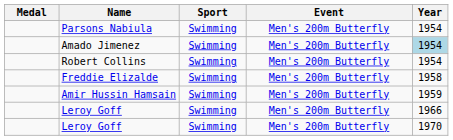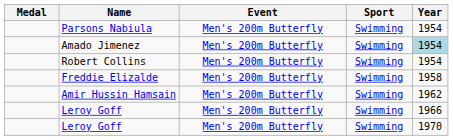columns swapped: (213, 13) <-> (329, 13)
(430, 94) 1959 -> (430, 94) 1962
